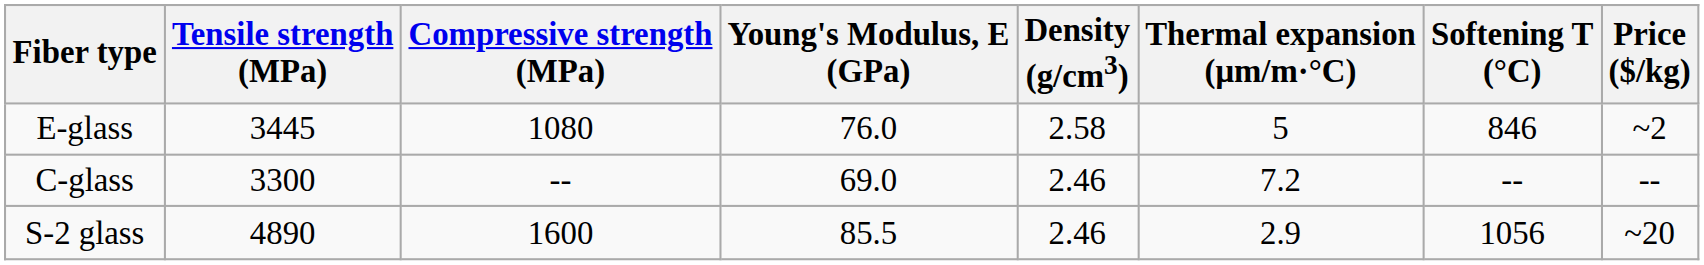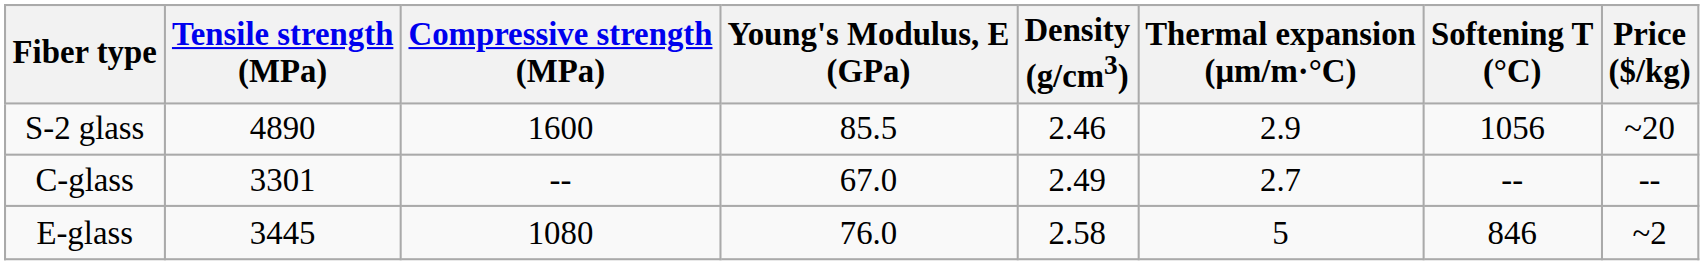rows swapped: (85, 128) <-> (85, 232)
(283, 180) 3300 -> (283, 180) 3301
(868, 180) 69.0 -> (868, 180) 67.0
(1077, 180) 2.46 -> (1077, 180) 2.49
(1281, 180) 7.2 -> (1281, 180) 2.7
